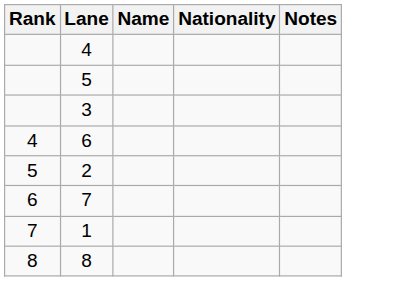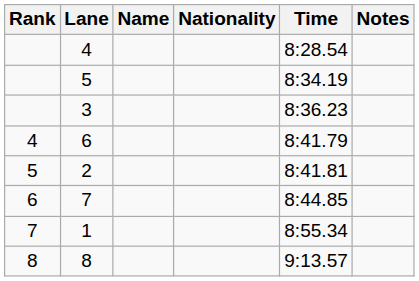+ column: (316, 19)
